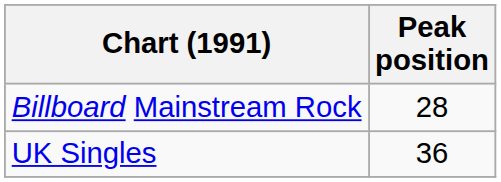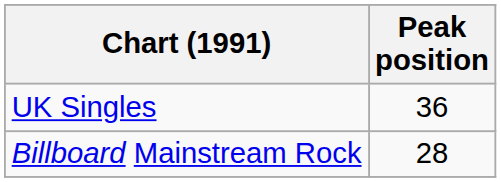rows swapped: (187, 107) <-> (84, 153)
